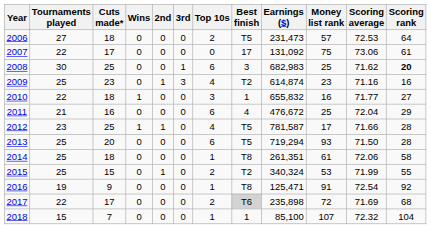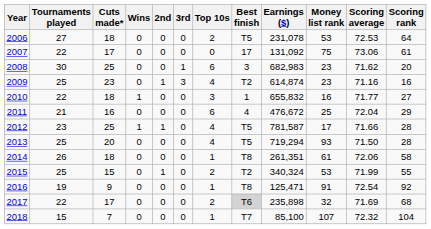(287, 37) 231,473 -> (287, 37) 231,078
(326, 37) 57 -> (326, 37) 53
(326, 67) 25 -> (326, 67) 23
(406, 67) bold -> (406, 67) normal
(212, 142) 6 -> (212, 142) 4
(61, 157) 25 -> (61, 157) 26
(326, 202) 72 -> (326, 202) 32
(247, 216) 1 -> (247, 216) T7
